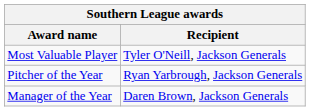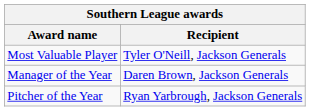rows swapped: (55, 75) <-> (60, 95)
